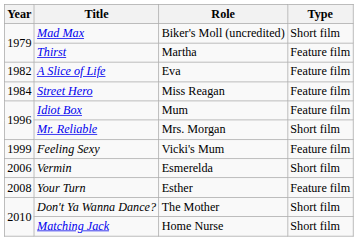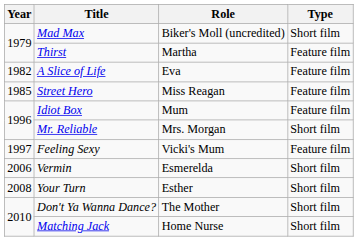(19, 91) 1984 -> (19, 91) 1985
(19, 149) 1999 -> (19, 149) 1997
(320, 187) Feature film -> (315, 187) Short film
